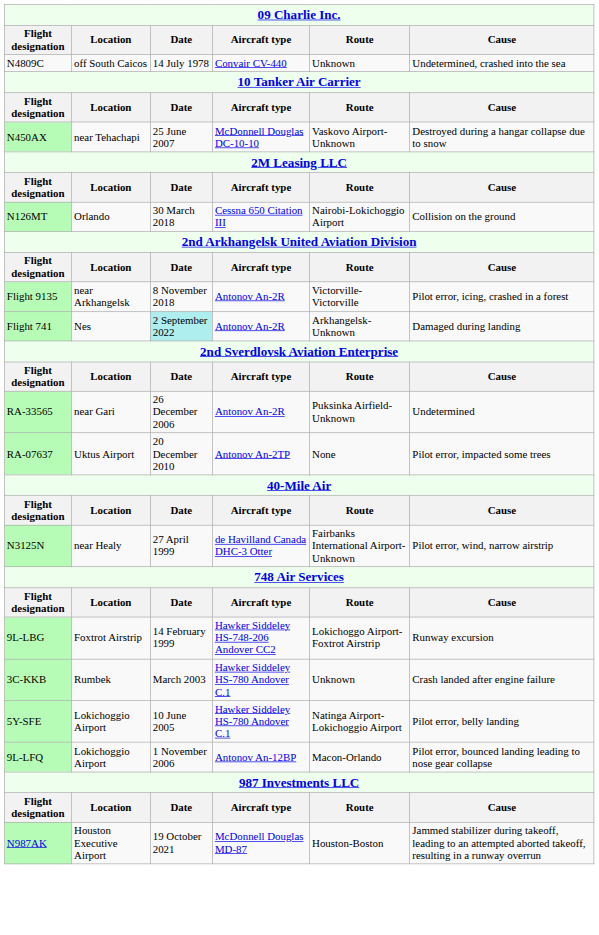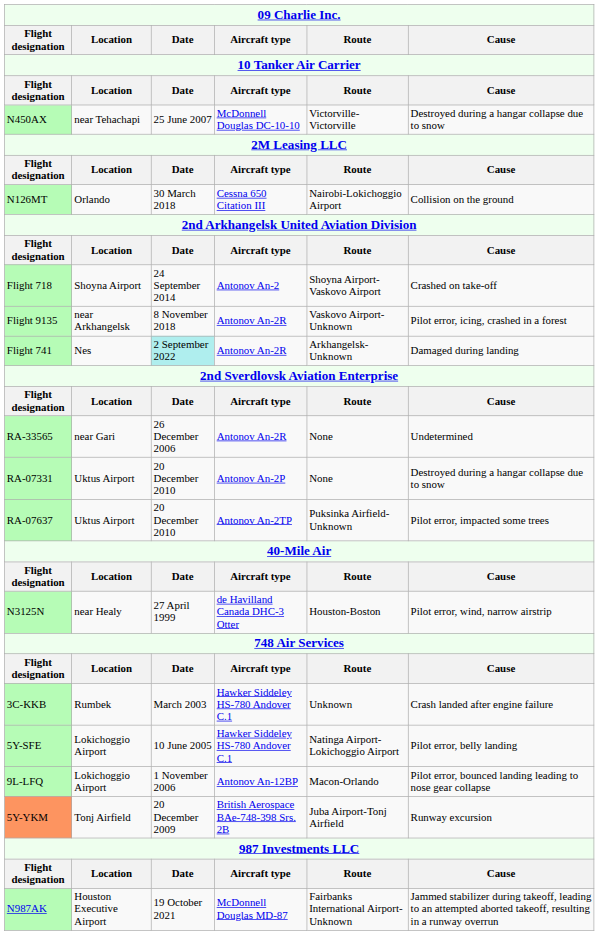- row: (25, 63)
(350, 137) Vaskovo Airport-Unknown -> (334, 119) Victorville-Victorville
+ row: (29, 285)
(337, 296) Victorville-Victorville -> (347, 321) Vaskovo Airport-Unknown
(352, 412) Puksinka Airfield-Unknown -> (321, 436) None
+ row: (30, 478)
(324, 454) None -> (349, 520) Puksinka Airfield-Unknown
(359, 546) Fairbanks International Airport-Unknown -> (345, 612) Houston-Boston
- row: (26, 638)
+ row: (27, 817)
(348, 843) Houston-Boston -> (356, 909) Fairbanks International Airport-Unknown
